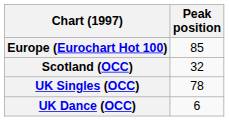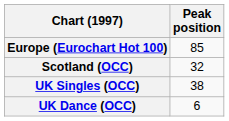(197, 86) 78 -> (197, 86) 38
